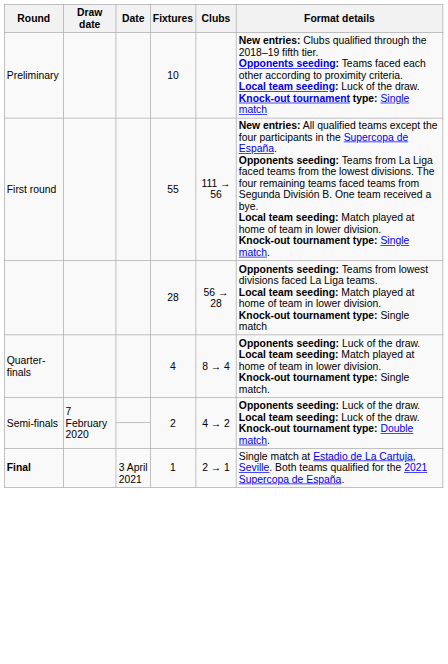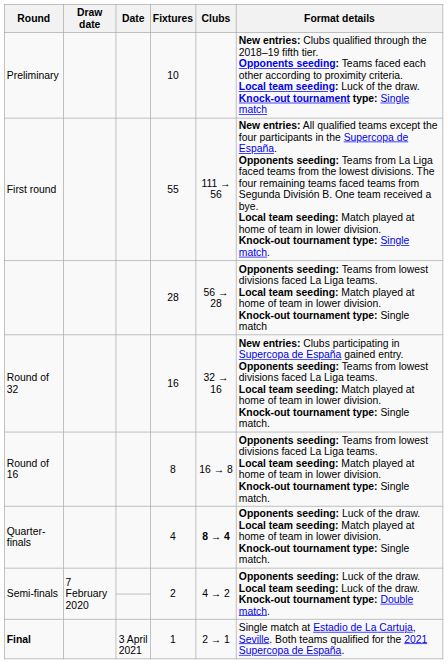+ row: (28, 384)
+ row: (28, 469)
(216, 366) normal -> (216, 537) bold
